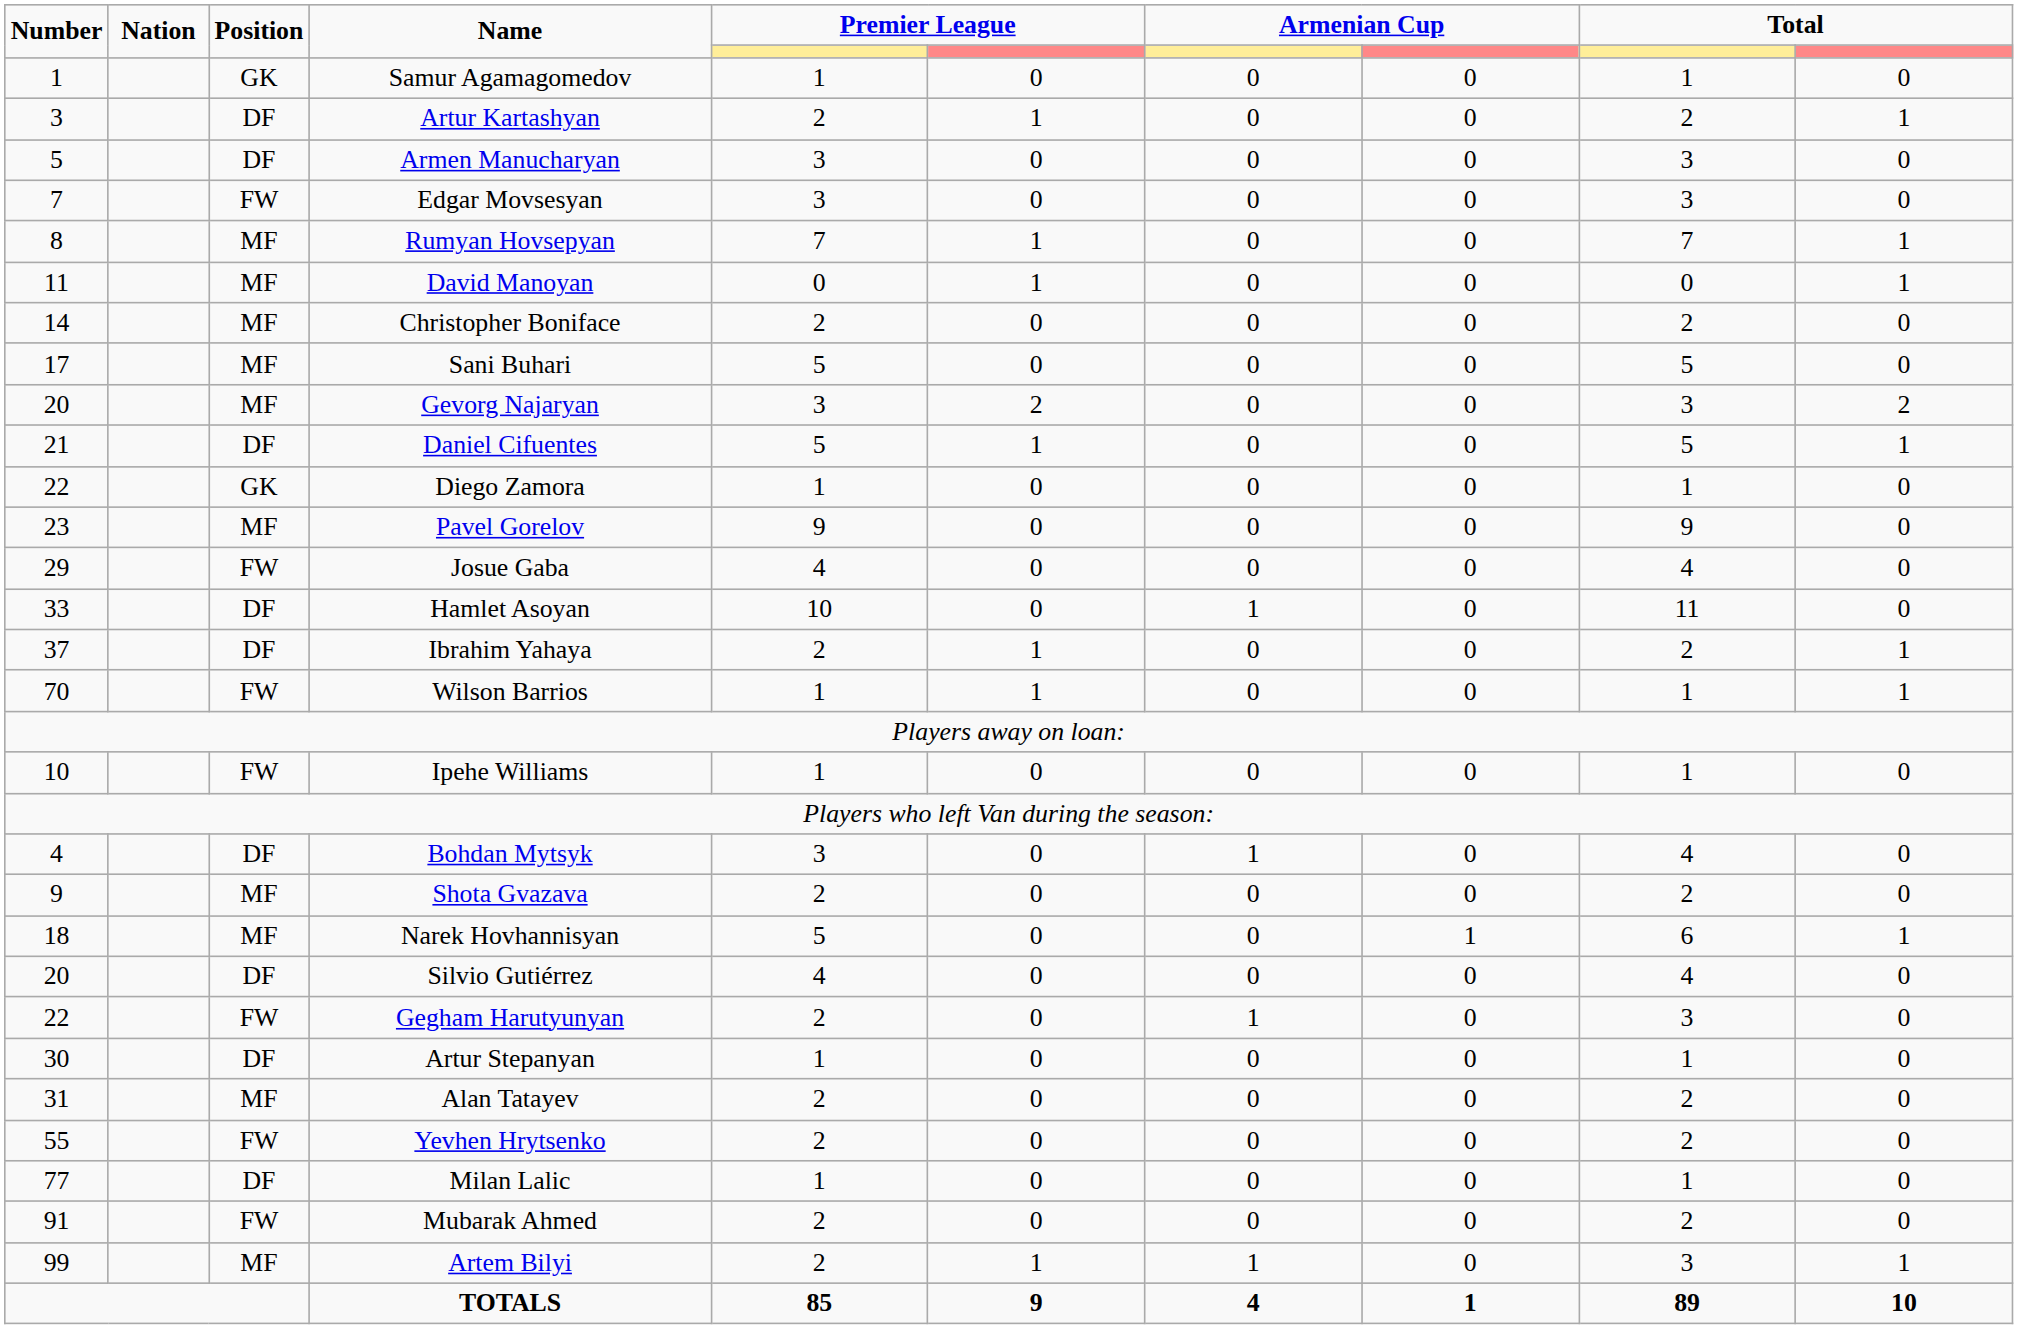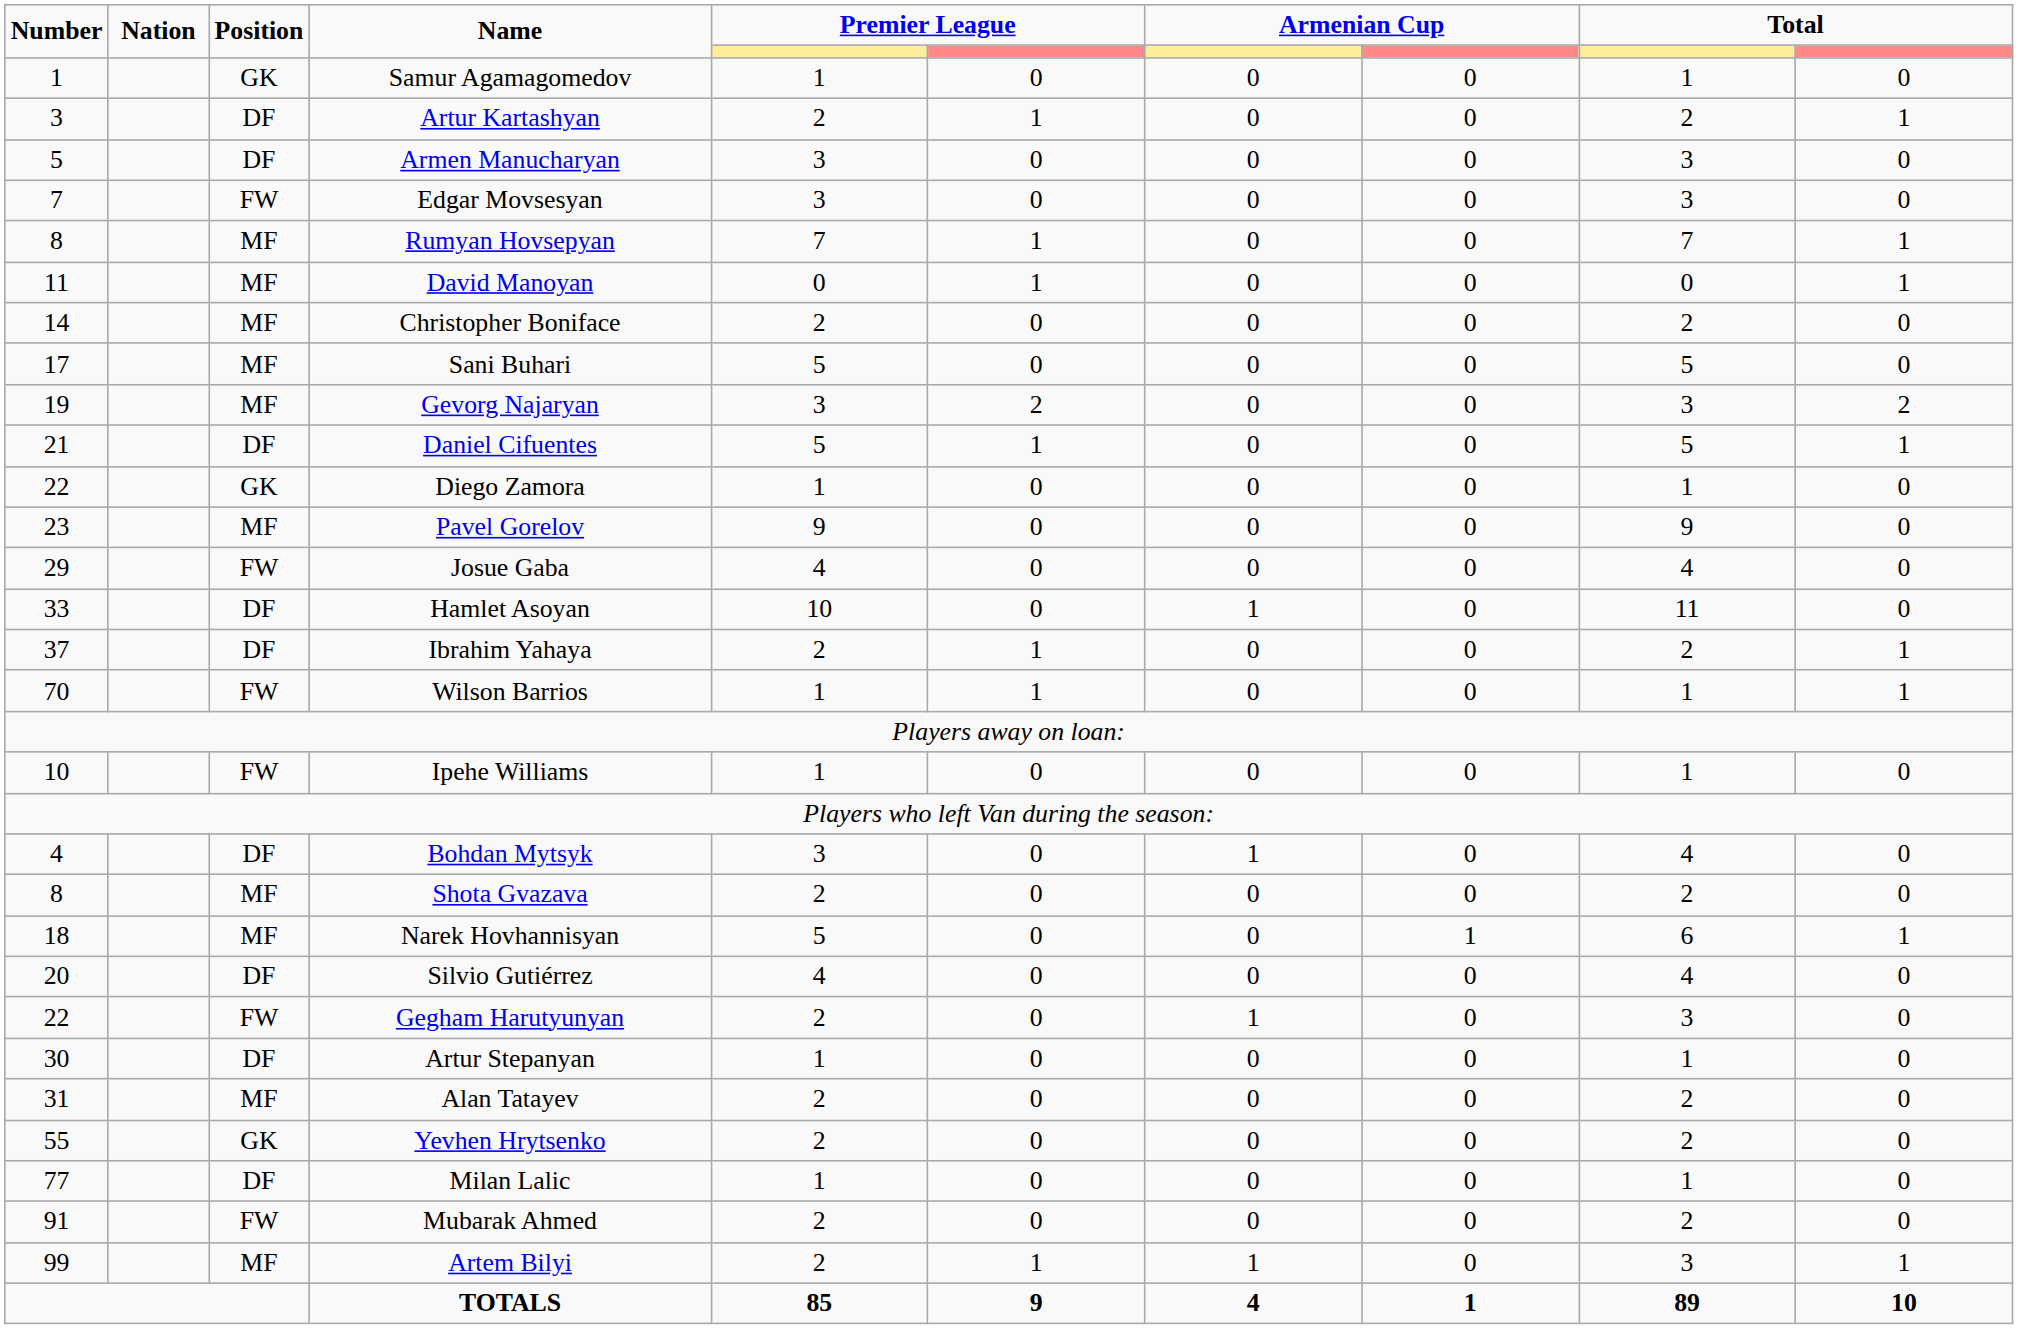(57, 404) 20 -> (57, 404) 19
(57, 894) 9 -> (57, 894) 8
(259, 1139) FW -> (259, 1139) GK
